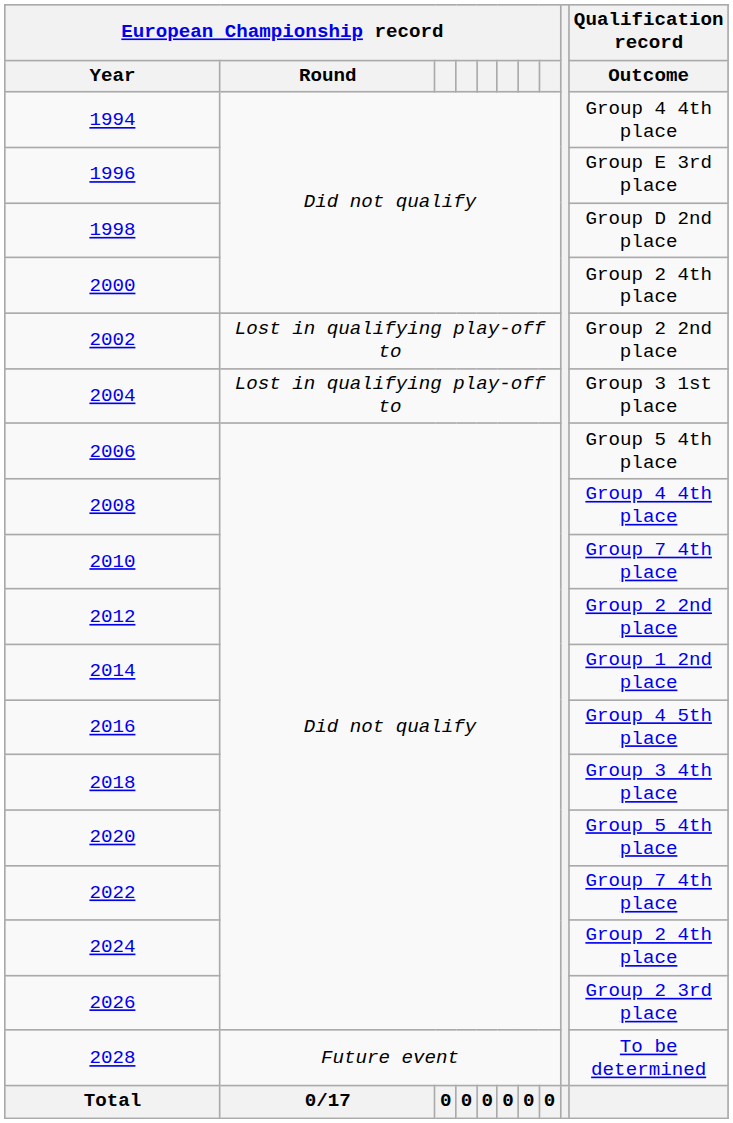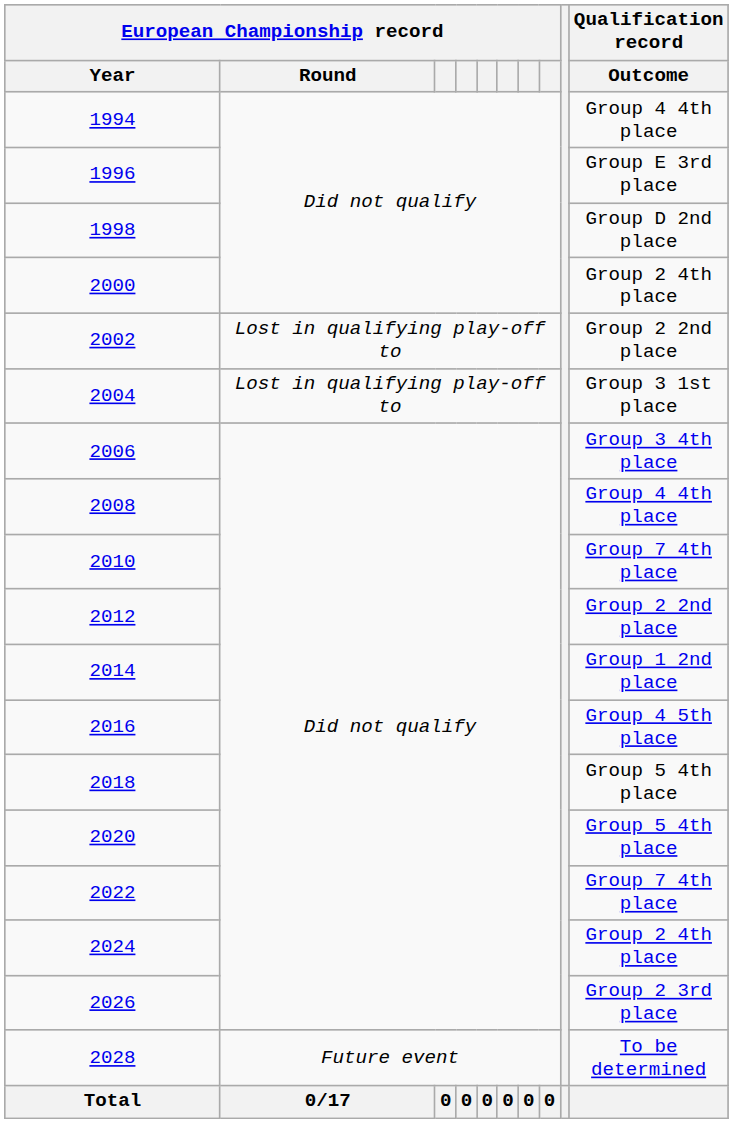(649, 451) Group 5 4th place -> (649, 451) Group 3 4th place
(649, 782) Group 3 4th place -> (649, 782) Group 5 4th place
